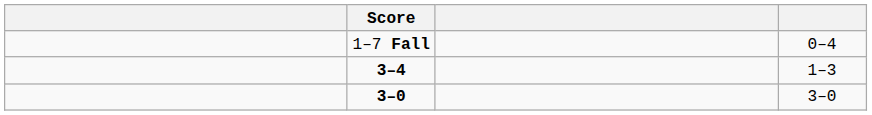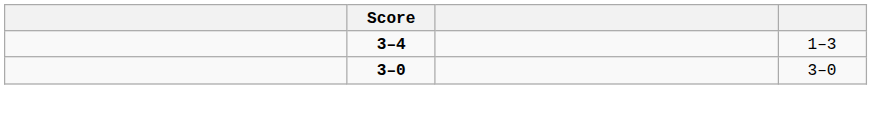- row: (391, 44)
